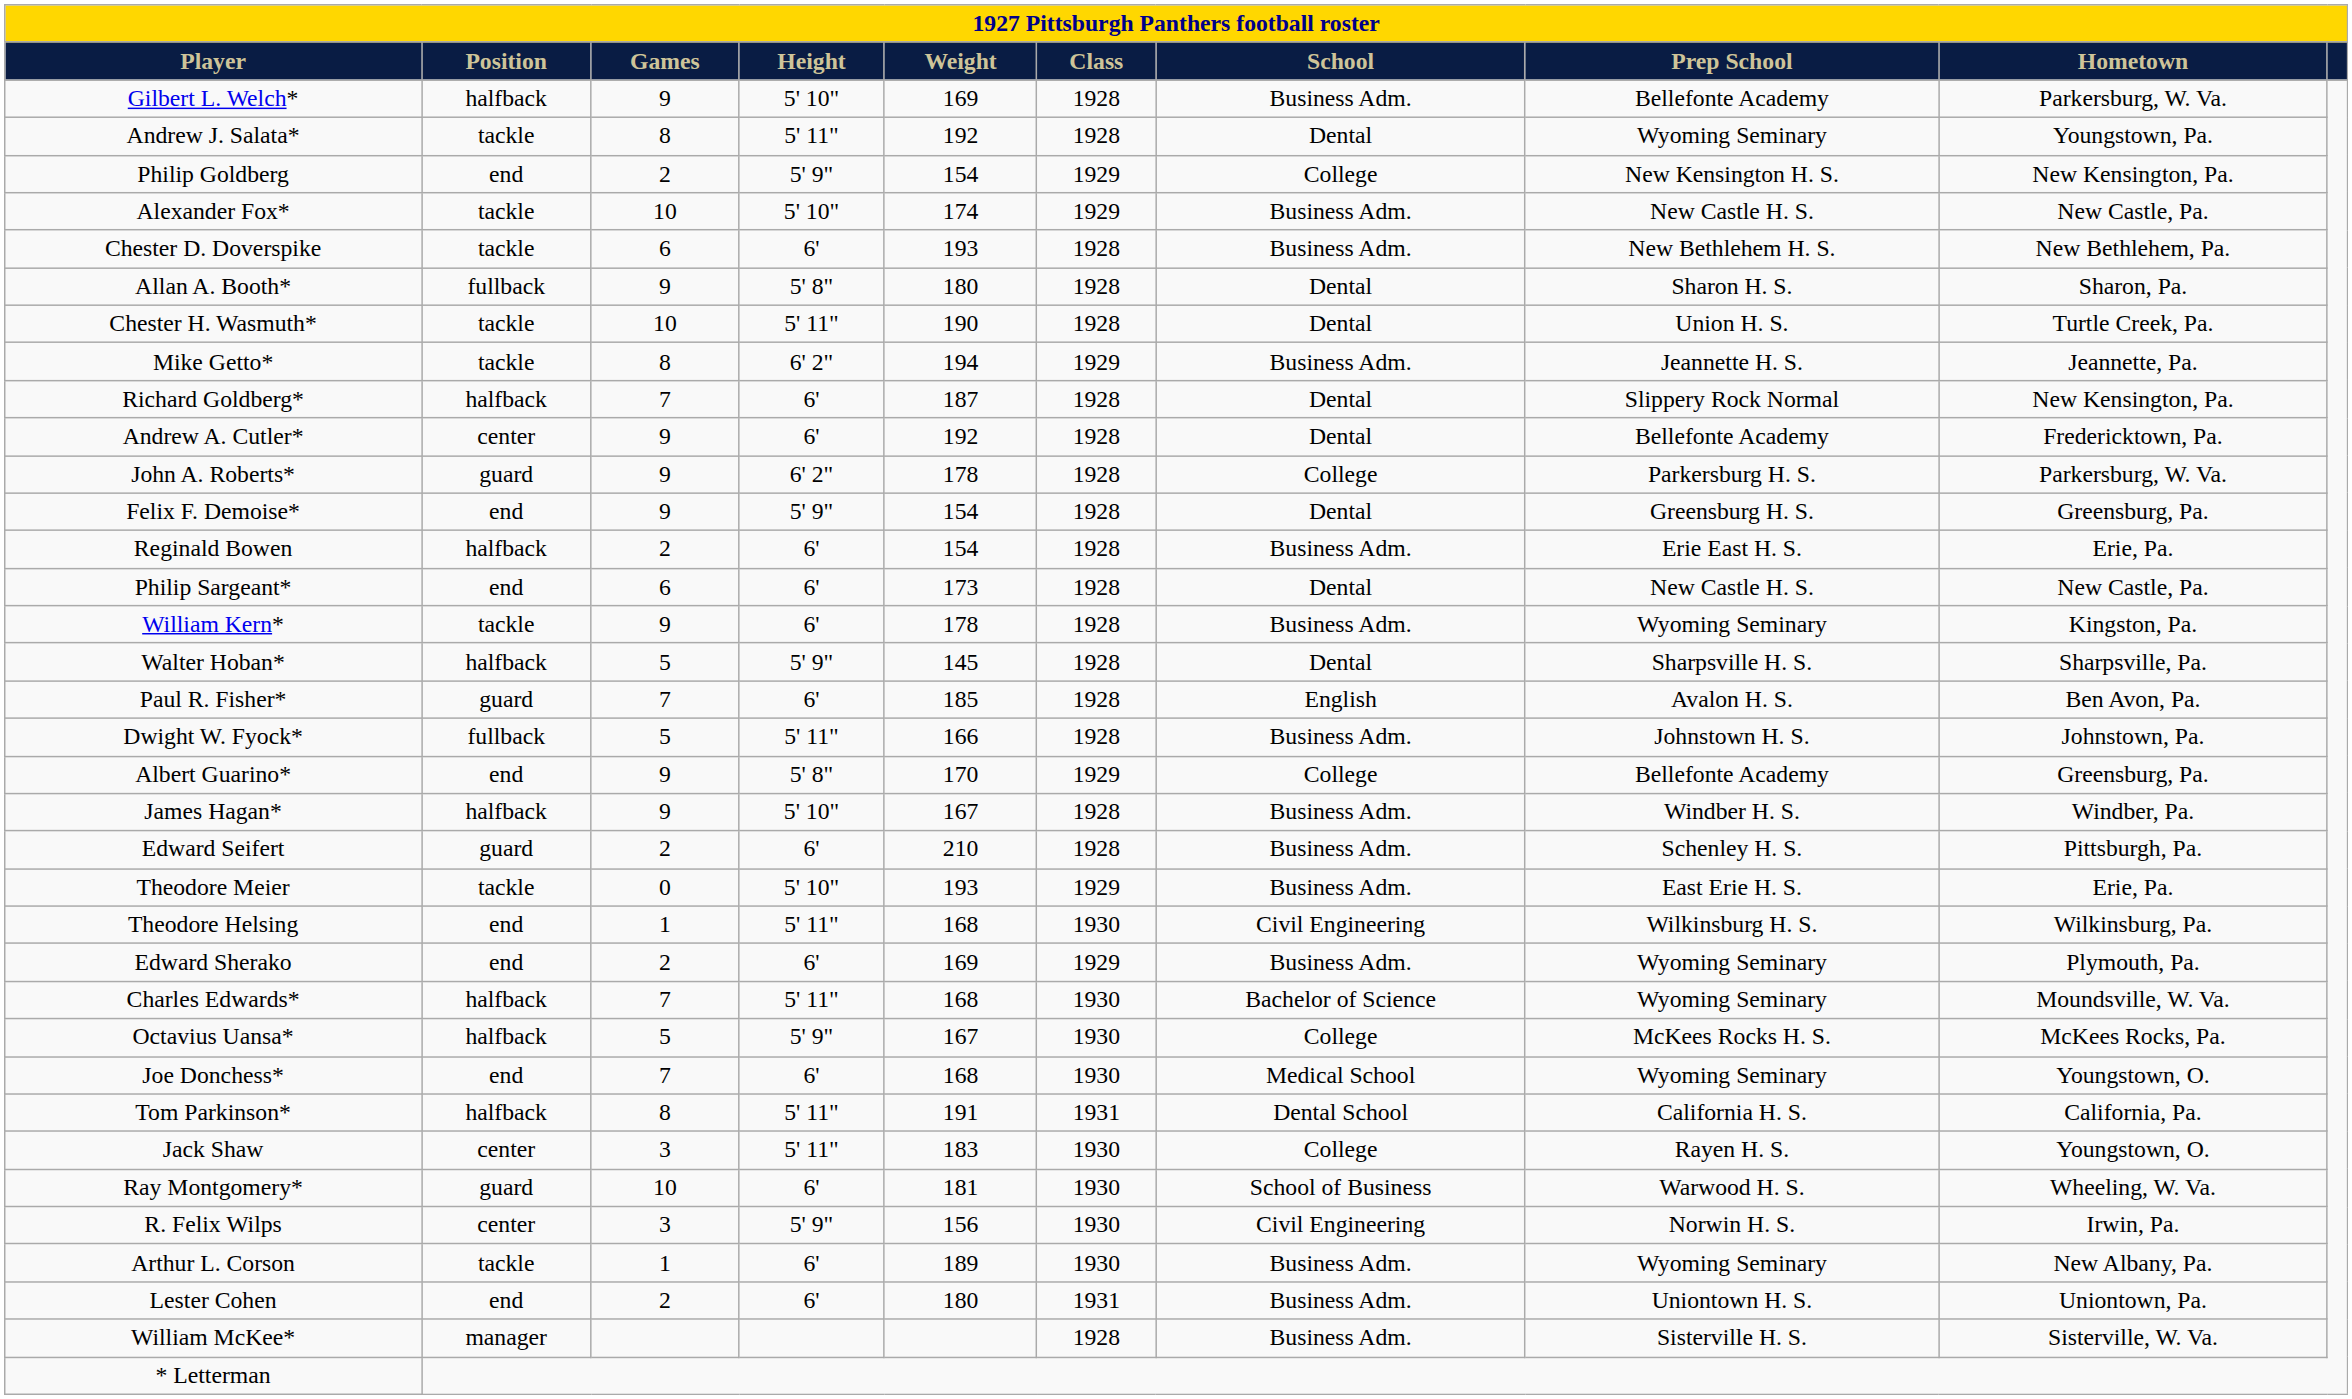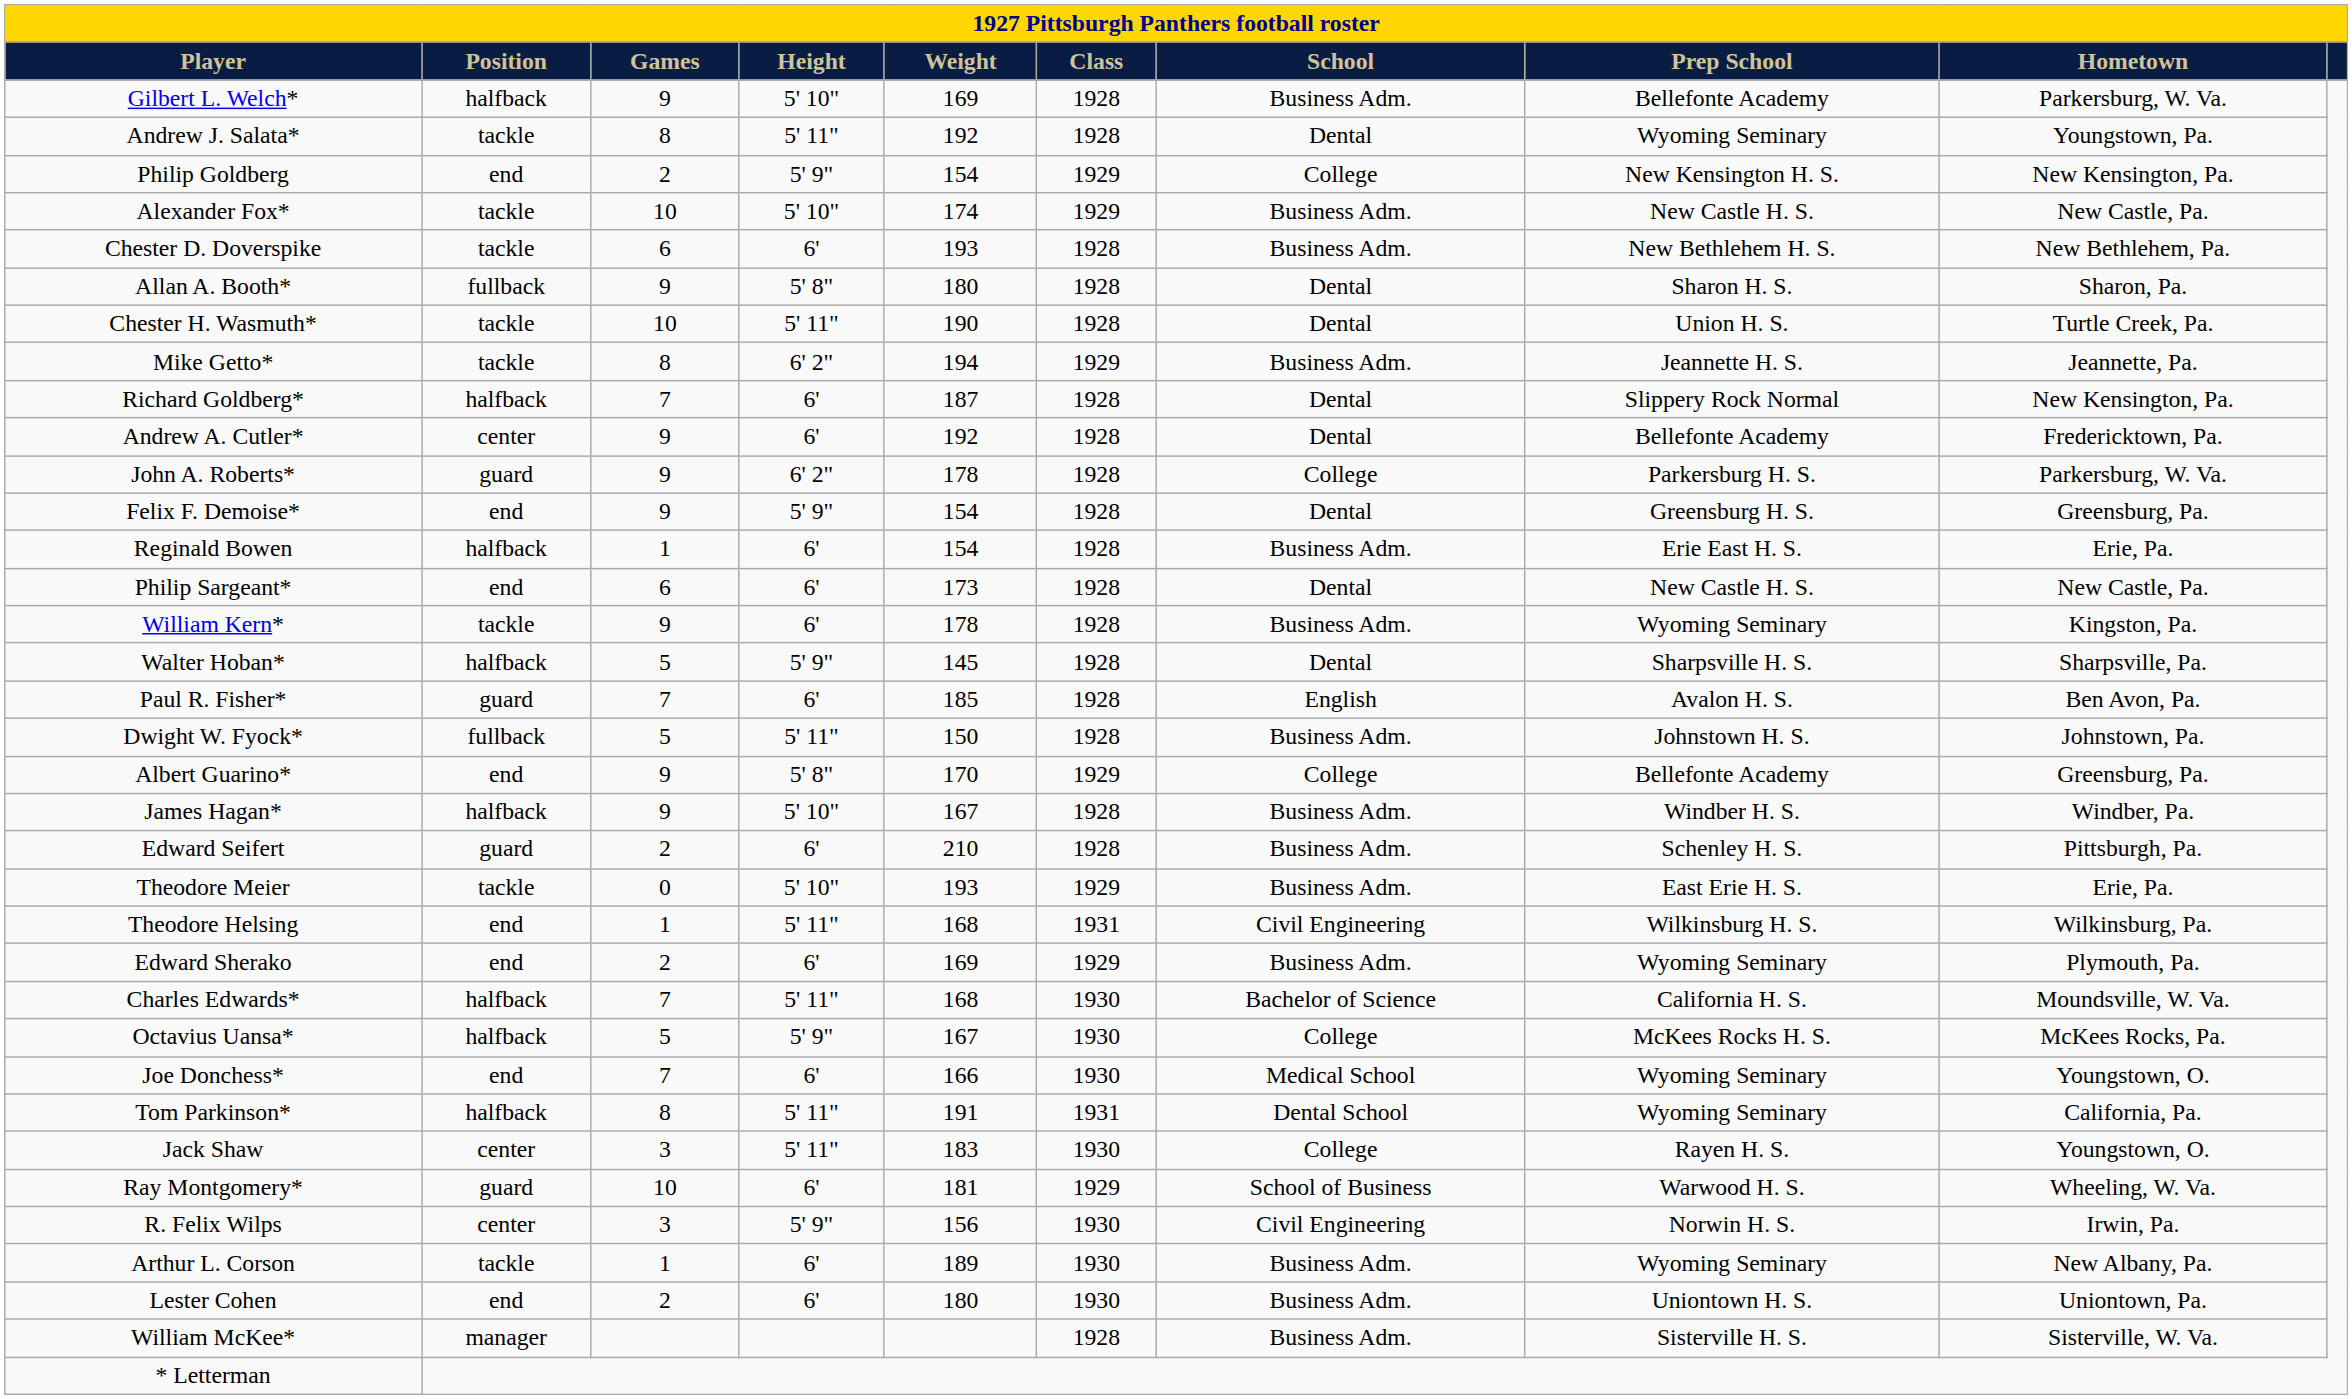(665, 549) 2 -> (665, 549) 1
(961, 736) 166 -> (961, 736) 150
(1096, 924) 1930 -> (1096, 924) 1931
(1732, 999) Wyoming Seminary -> (1732, 999) California H. S.
(961, 1074) 168 -> (961, 1074) 166
(1732, 1112) California H. S. -> (1732, 1112) Wyoming Seminary
(1096, 1187) 1930 -> (1096, 1187) 1929
(1096, 1300) 1931 -> (1096, 1300) 1930
